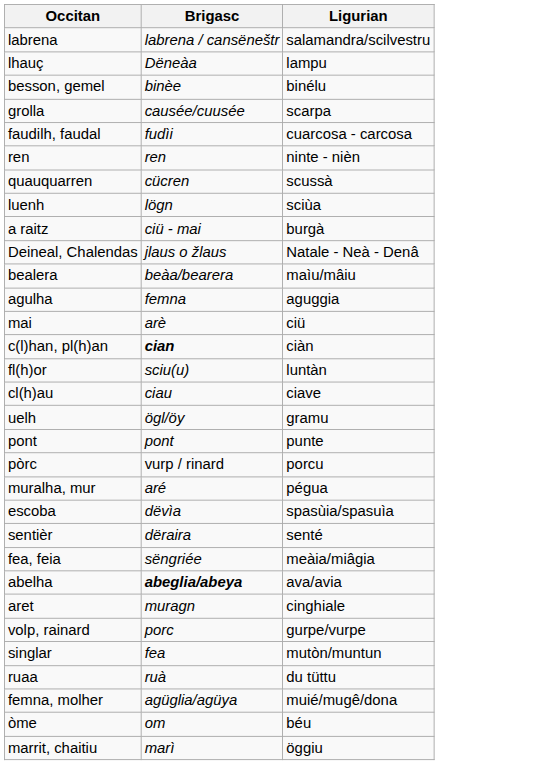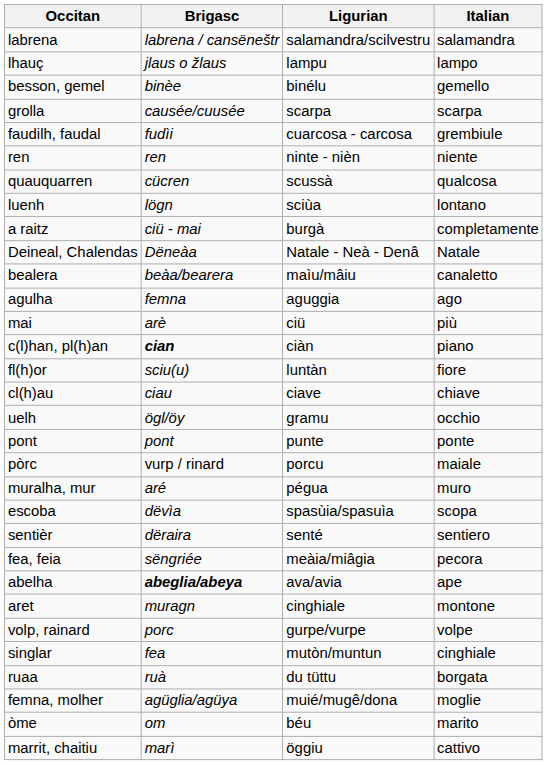+ column: (488, 16)
(171, 63) Dëneàa -> (186, 63) jlaus o žlaus
(186, 252) jlaus o žlaus -> (171, 252) Dëneàa
